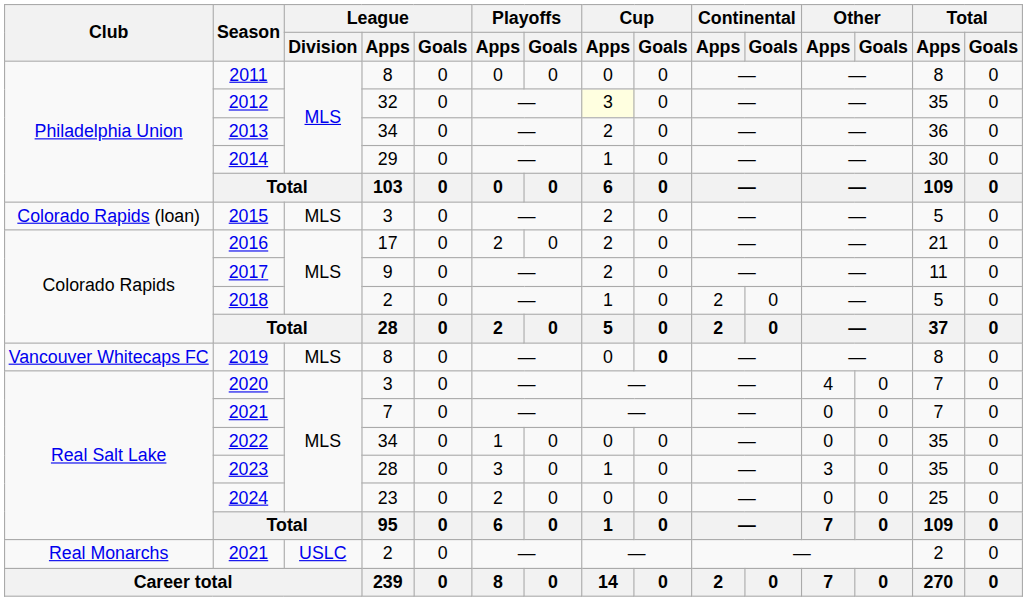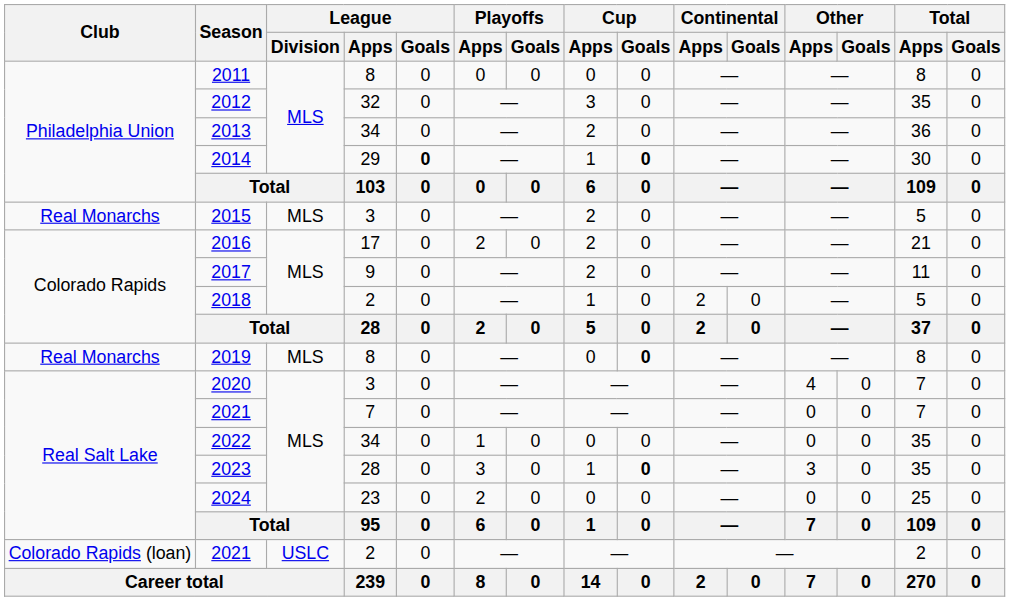(608, 103) lightyellow background -> (591, 103) no background
(443, 159) normal -> (425, 159) bold
(663, 159) normal -> (646, 159) bold
(109, 215) Colorado Rapids (loan) -> (100, 215) Real Monarchs
(109, 356) Vancouver Whitecaps FC -> (100, 356) Real Monarchs
(663, 469) normal -> (646, 469) bold
(109, 553) Real Monarchs -> (100, 553) Colorado Rapids (loan)
